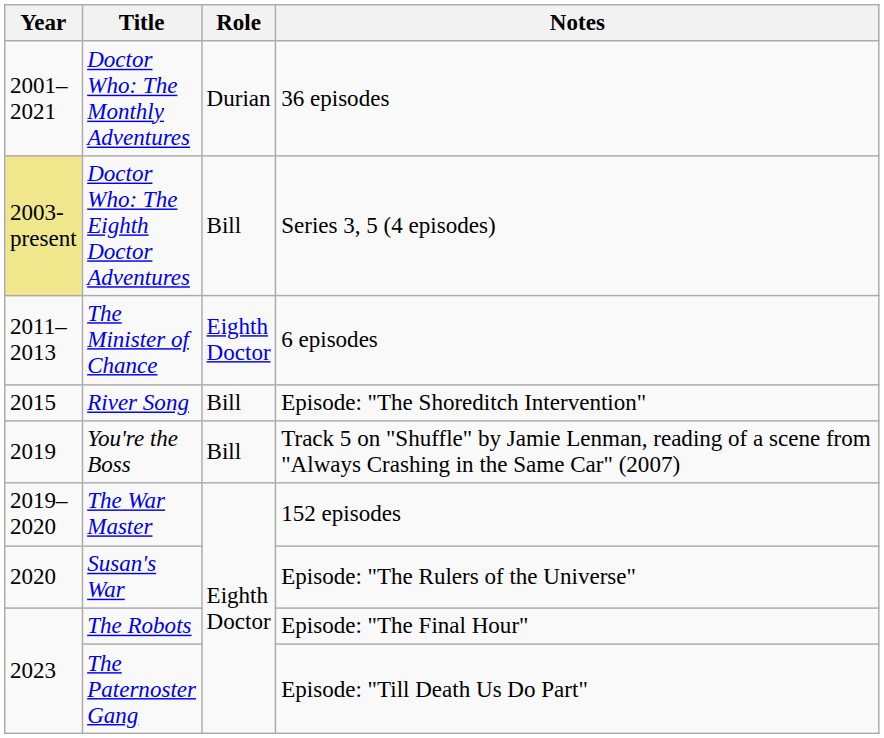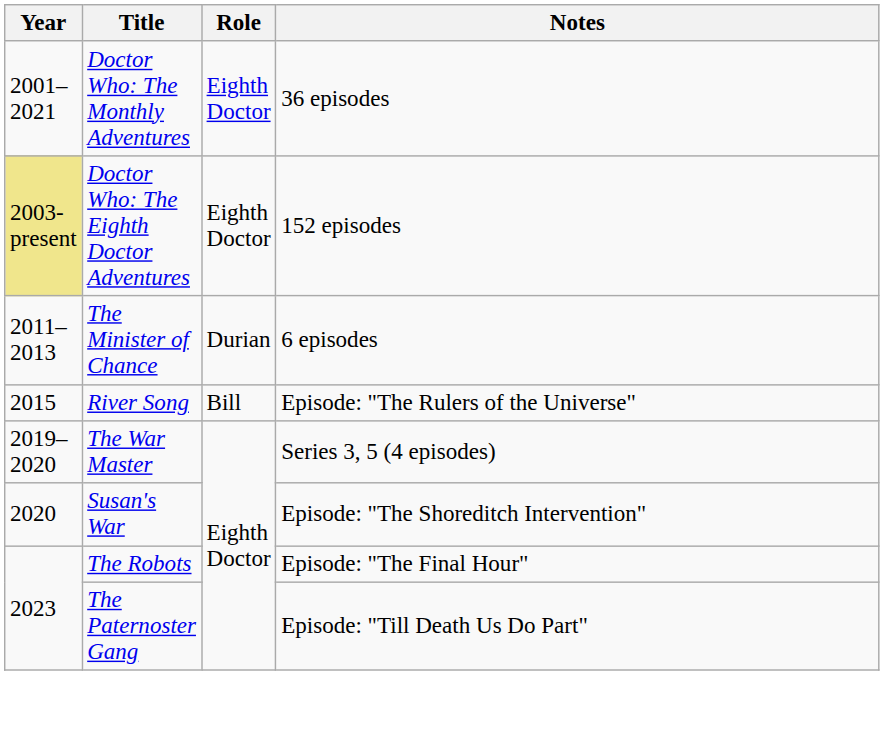(239, 98) Durian -> (239, 98) Eighth Doctor
(224, 225) Bill -> (239, 225) Eighth Doctor
(388, 225) Series 3, 5 (4 episodes) -> (341, 225) 152 episodes
(239, 339) Eighth Doctor -> (239, 339) Durian
(464, 402) Episode: "The Shoreditch Intervention" -> (459, 402) Episode: "The Rulers of the Universe"
- row: (133, 451)
(341, 514) 152 episodes -> (388, 451) Series 3, 5 (4 episodes)
(459, 576) Episode: "The Rulers of the Universe" -> (464, 514) Episode: "The Shoreditch Intervention"
